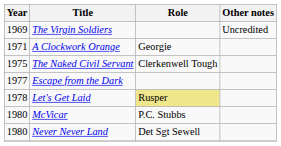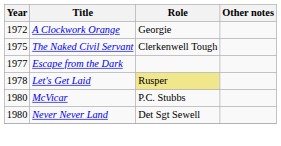- row: (72, 30)
(17, 47) 1971 -> (17, 30) 1972
